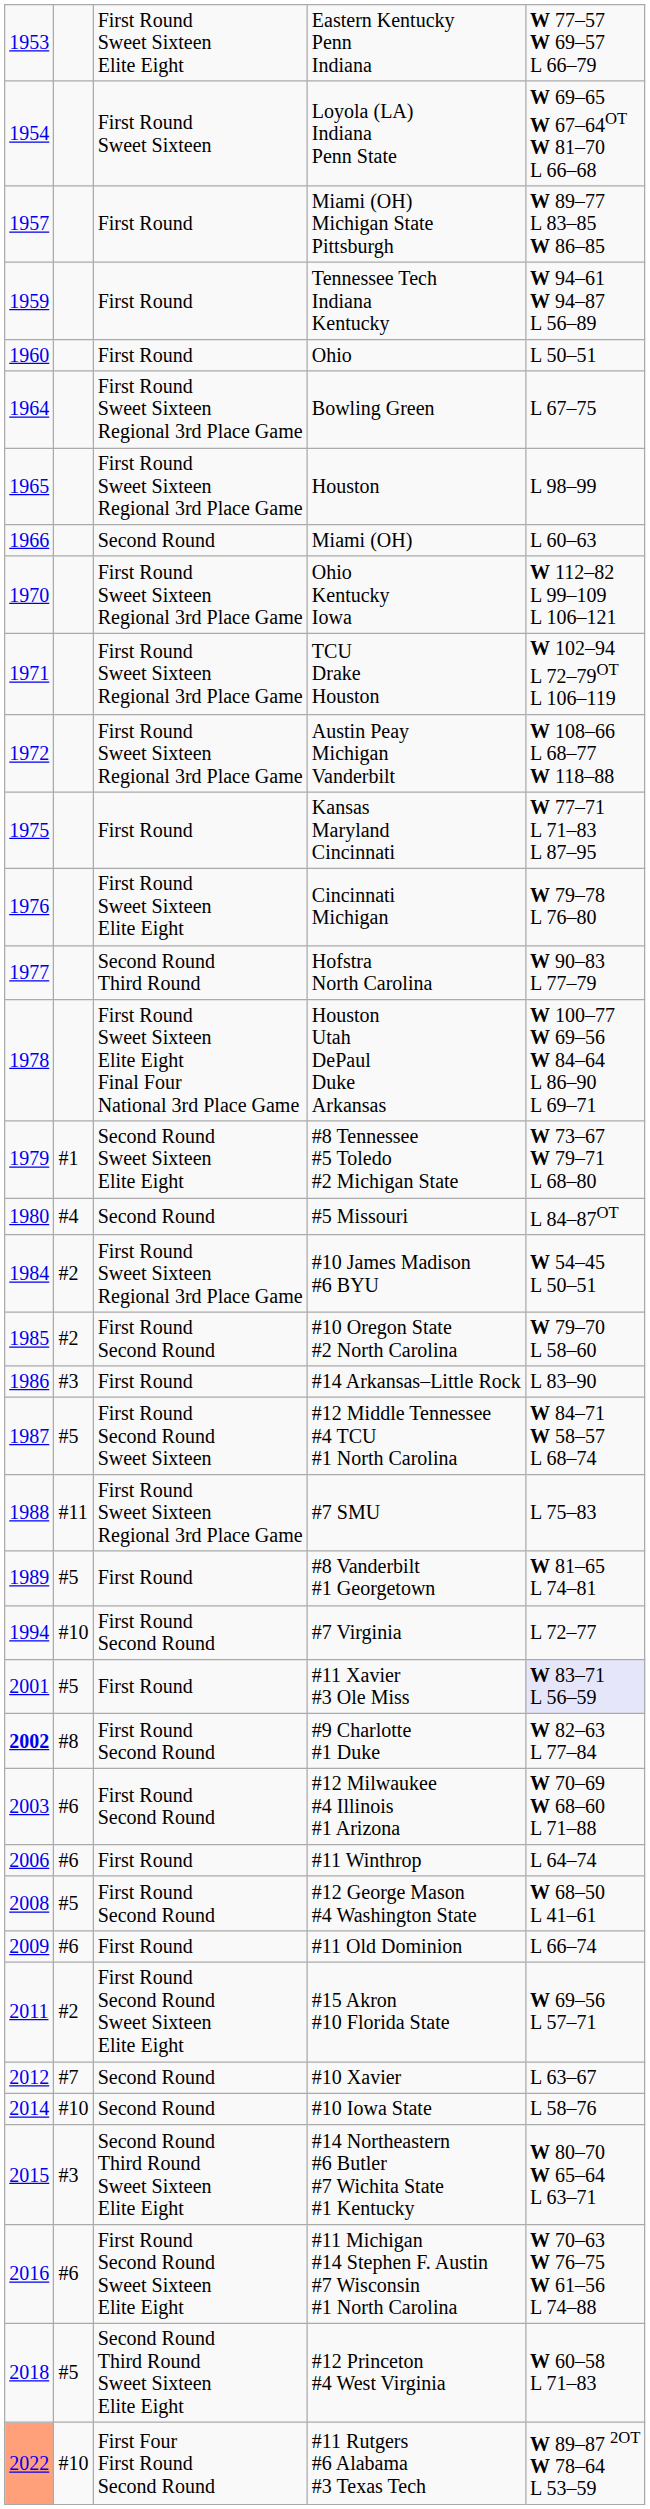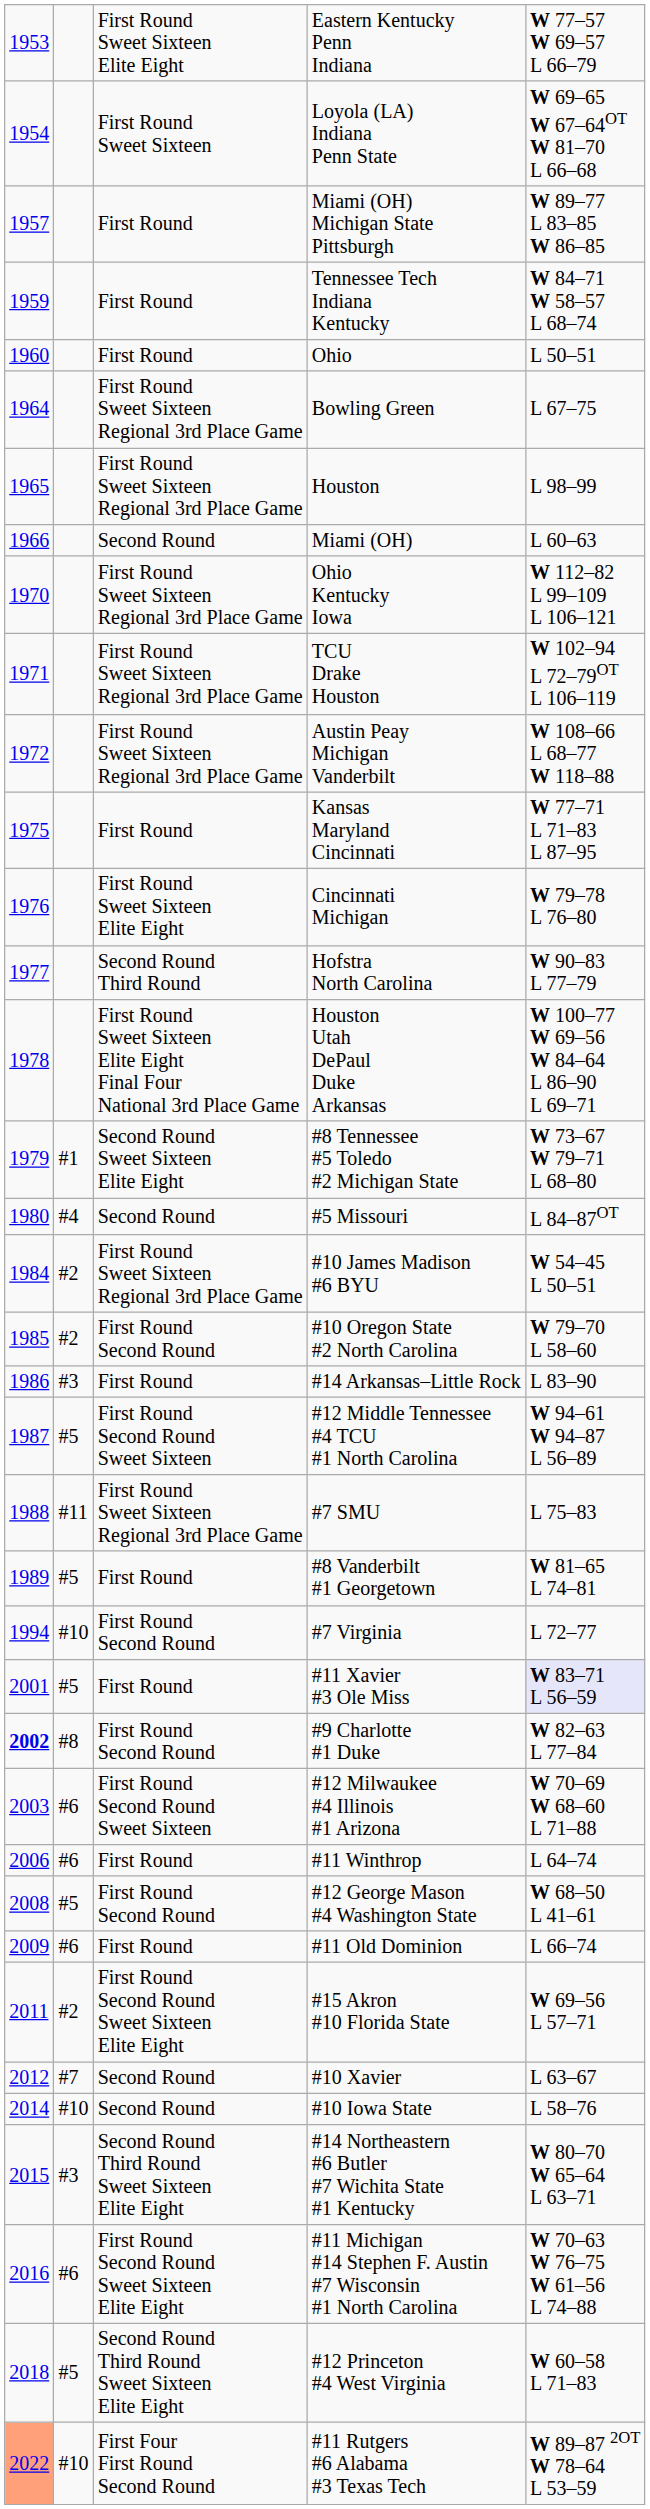(567, 300) W 94–61 W 94–87 L 56–89 -> (567, 300) W 84–71 W 58–57 L 68–74
(567, 1435) W 84–71 W 58–57 L 68–74 -> (567, 1435) W 94–61 W 94–87 L 56–89
(156, 1806) First Round Second Round -> (156, 1806) First Round Second Round Sweet Sixteen
